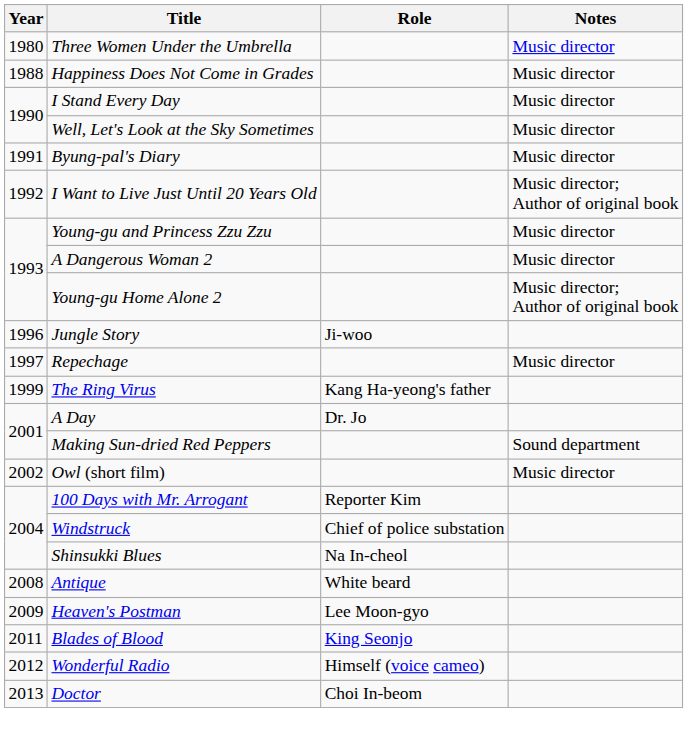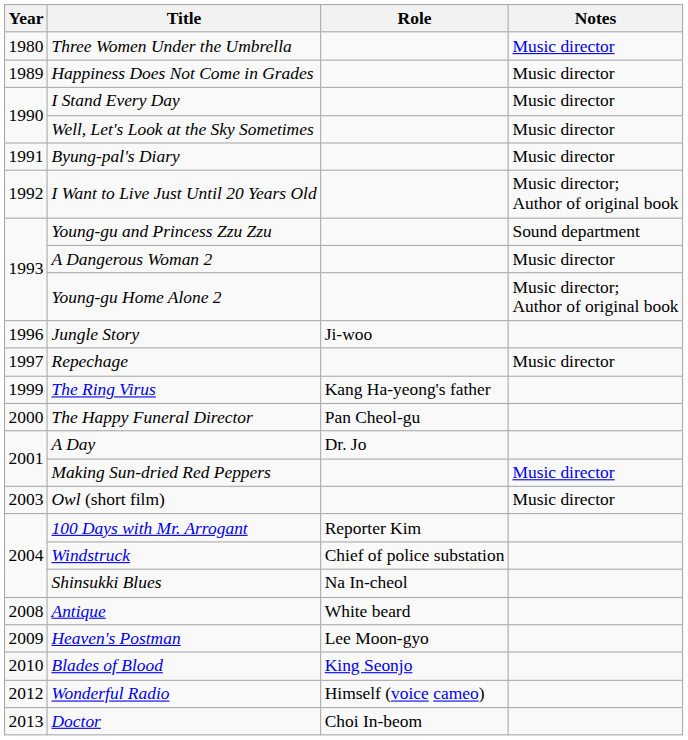(26, 73) 1988 -> (26, 73) 1989
(564, 231) Music director -> (576, 231) Sound department
+ row: (152, 417)
(576, 444) Sound department -> (564, 472) Music director
(26, 472) 2002 -> (26, 500) 2003
(26, 638) 2011 -> (26, 666) 2010
